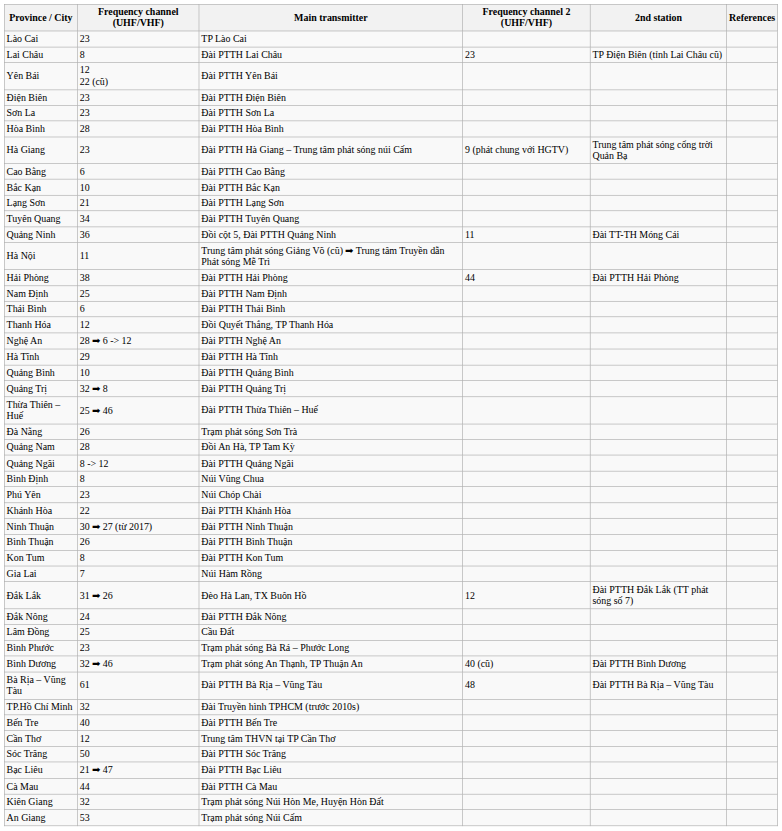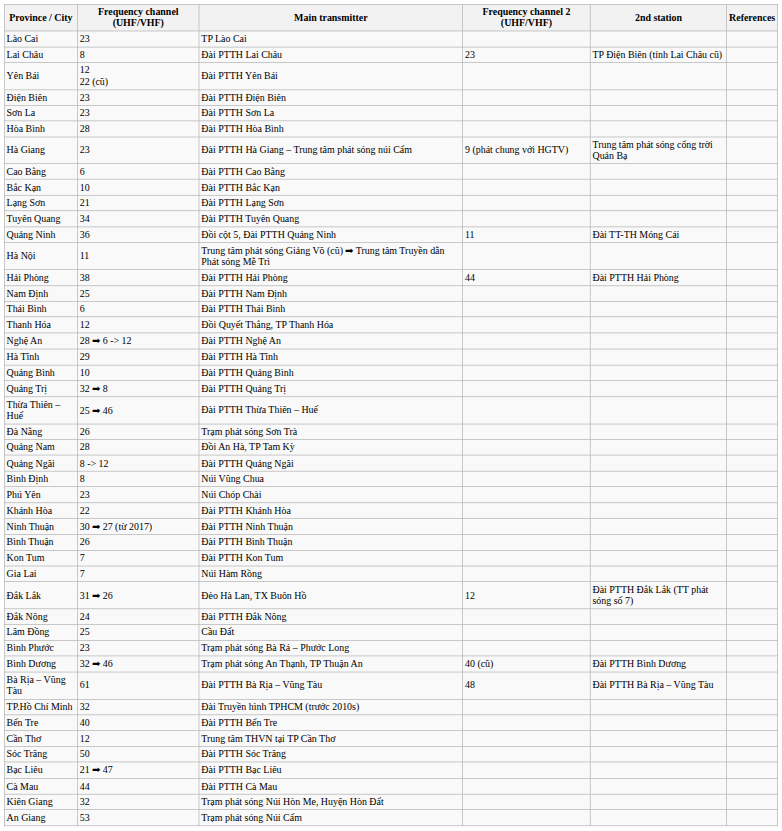(82, 558) 8 -> (82, 558) 7
